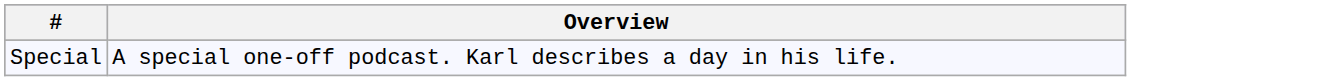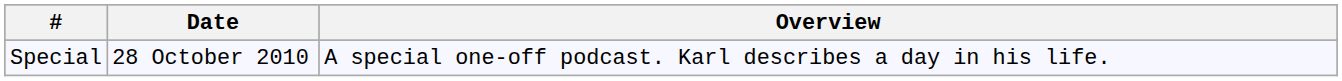+ column: (213, 23)
